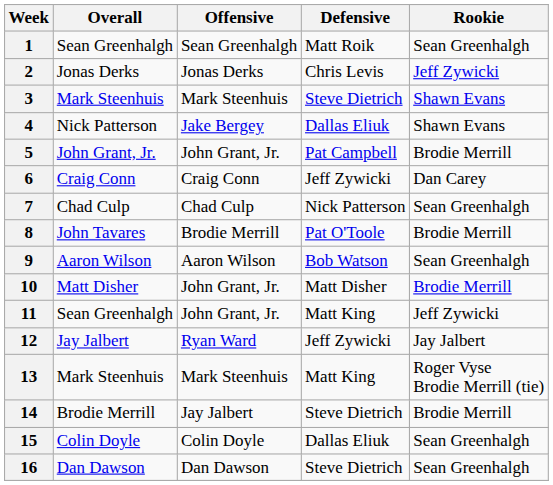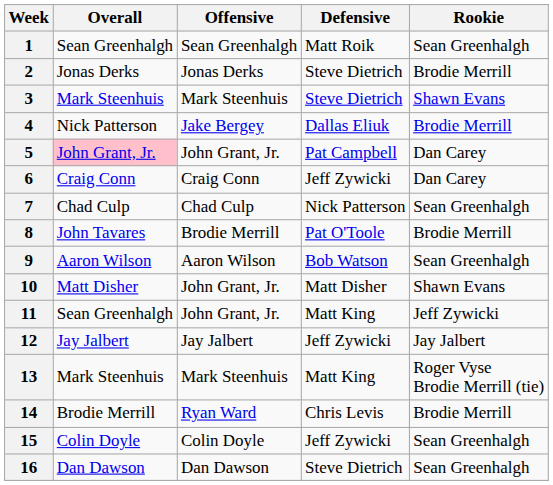(344, 71) Chris Levis -> (354, 71) Steve Dietrich
(456, 71) Jeff Zywicki -> (462, 71) Brodie Merrill
(459, 125) Shawn Evans -> (462, 125) Brodie Merrill
(106, 152) no background -> (106, 152) pink background
(462, 152) Brodie Merrill -> (450, 152) Dan Carey
(462, 286) Brodie Merrill -> (459, 286) Shawn Evans
(219, 340) Ryan Ward -> (217, 340) Jay Jalbert
(217, 413) Jay Jalbert -> (219, 413) Ryan Ward
(354, 413) Steve Dietrich -> (344, 413) Chris Levis
(347, 440) Dallas Eliuk -> (348, 440) Jeff Zywicki
